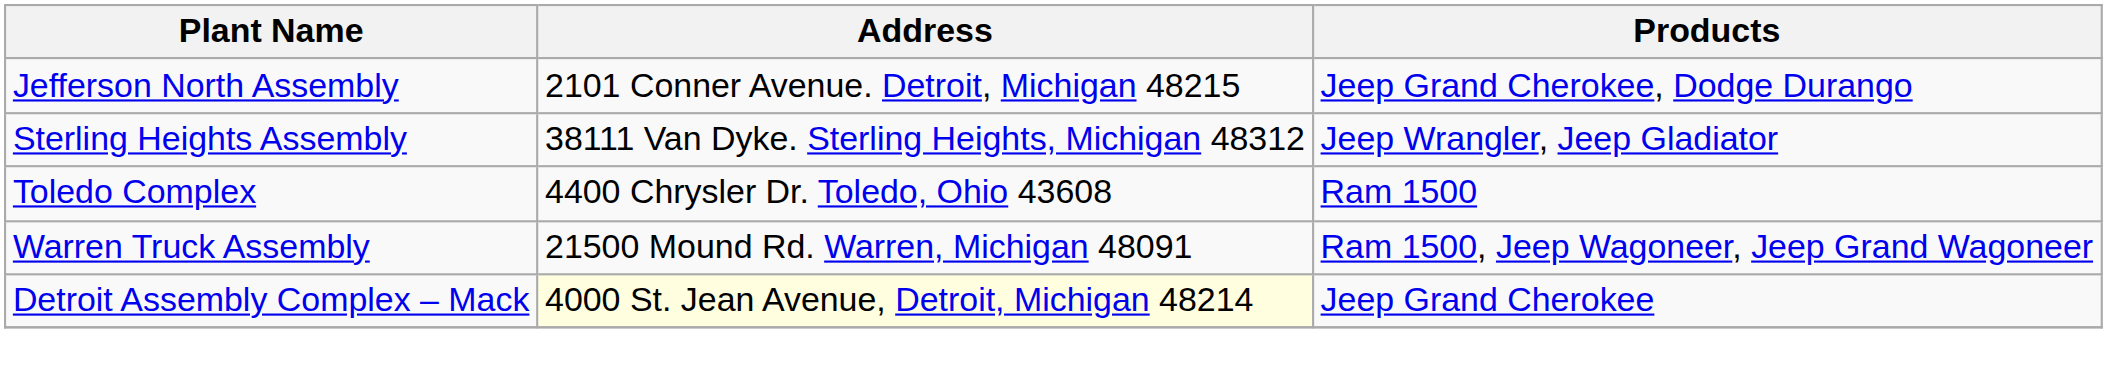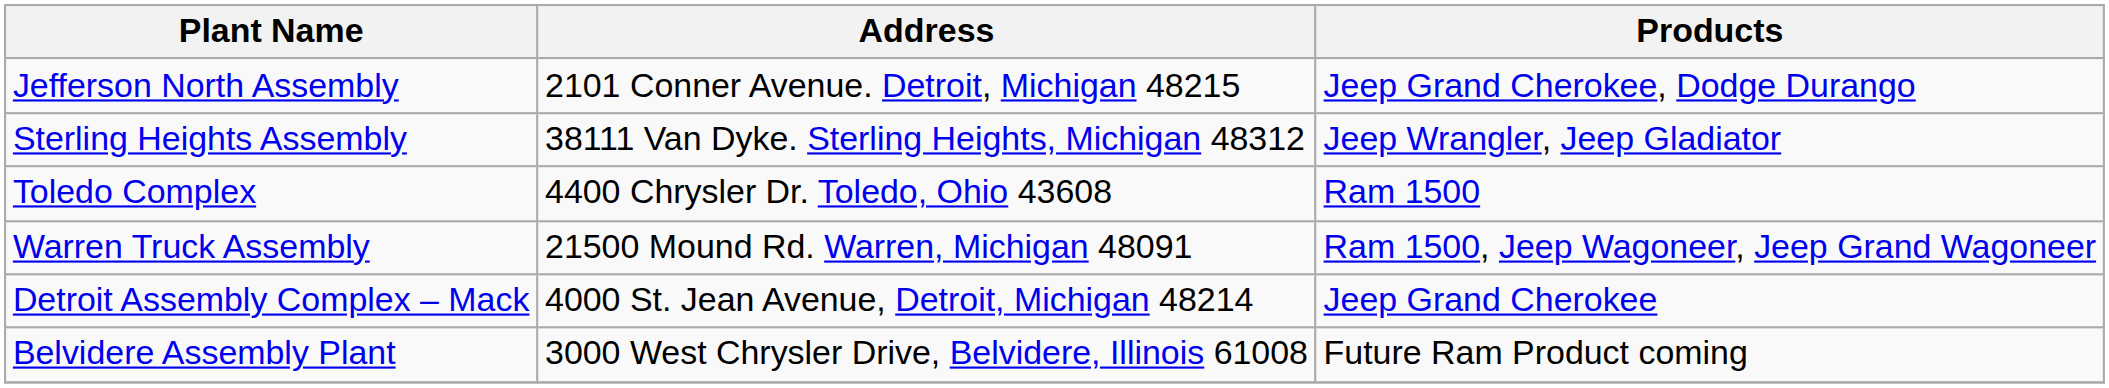(899, 300) lightyellow background -> (899, 300) no background
+ row: (204, 354)
